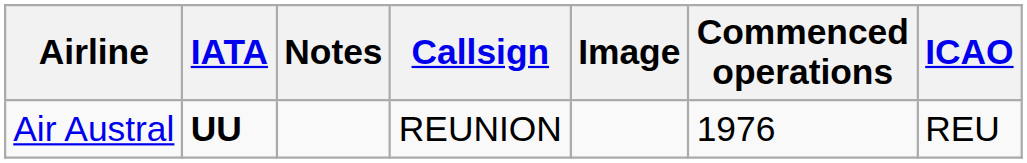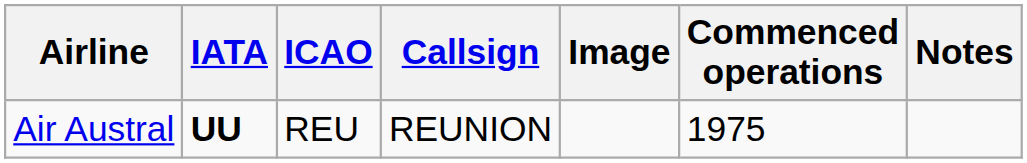columns swapped: (969, 52) <-> (333, 52)
(736, 128) 1976 -> (726, 128) 1975
